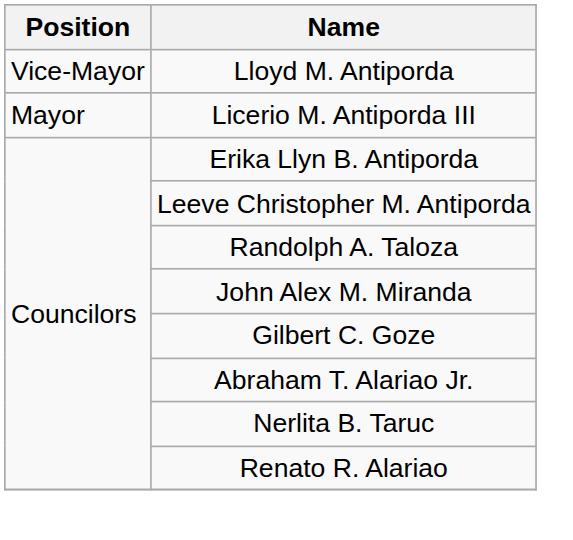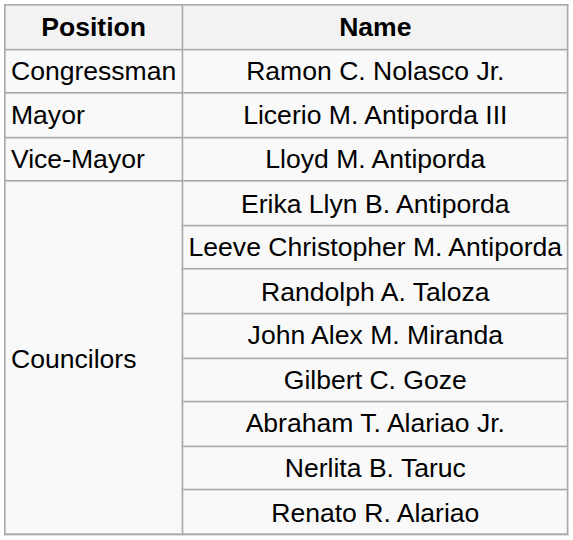+ row: (375, 71)
rows swapped: (344, 115) <-> (344, 71)
